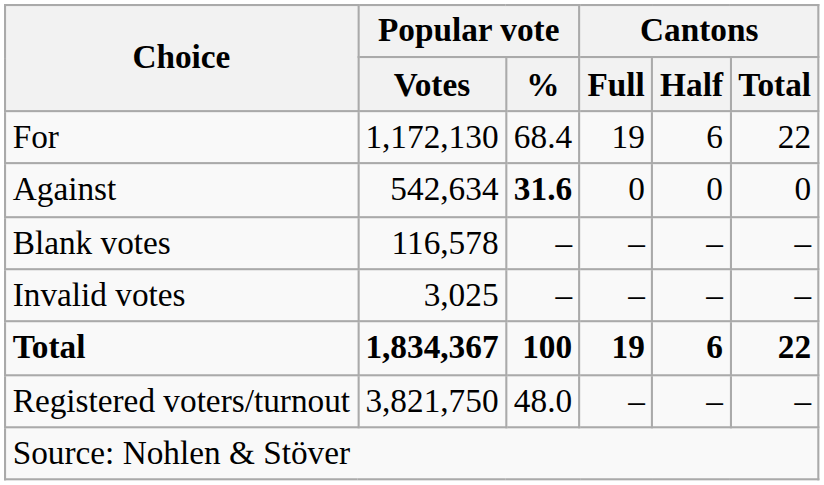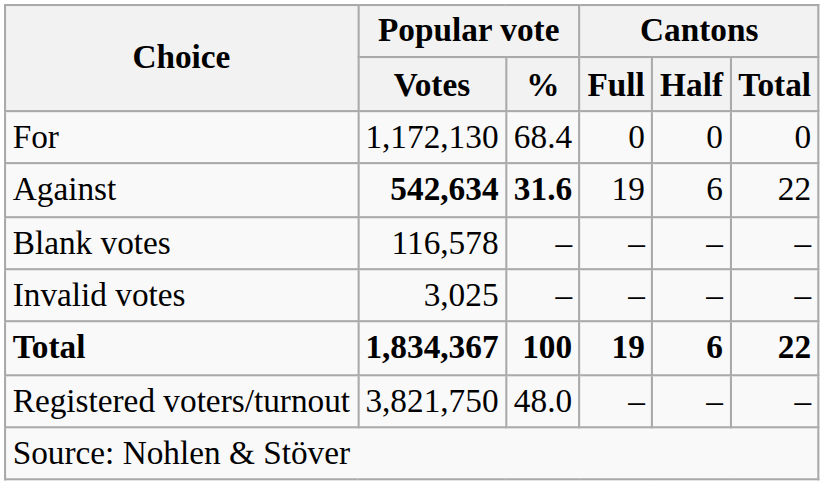(628, 136) 19 -> (636, 136) 0
(715, 136) 6 -> (715, 136) 0
(794, 136) 22 -> (803, 136) 0
(444, 189) normal -> (444, 189) bold
(636, 189) 0 -> (628, 189) 19
(715, 189) 0 -> (715, 189) 6
(803, 189) 0 -> (794, 189) 22
